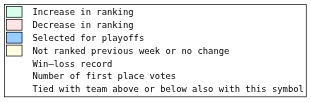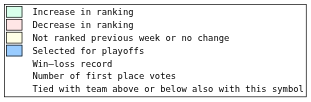rows swapped: (131, 51) <-> (88, 38)
